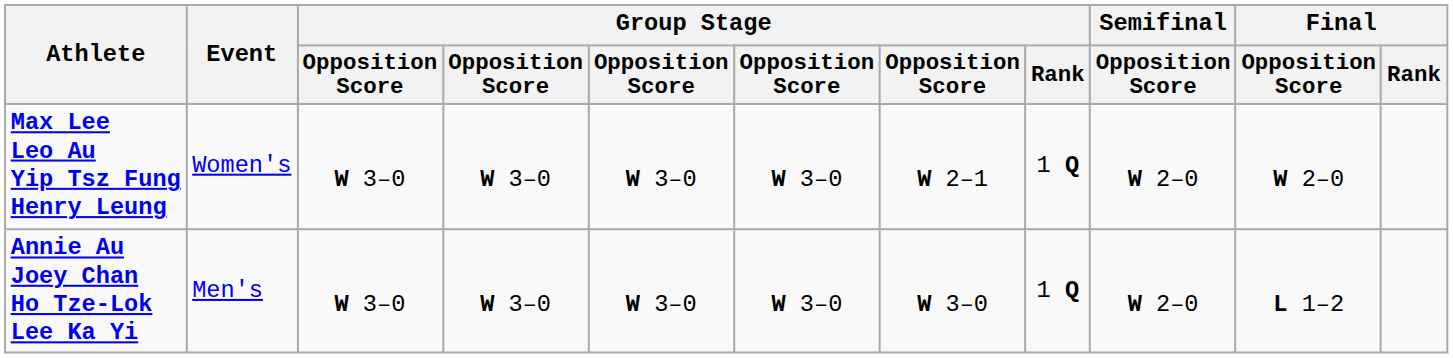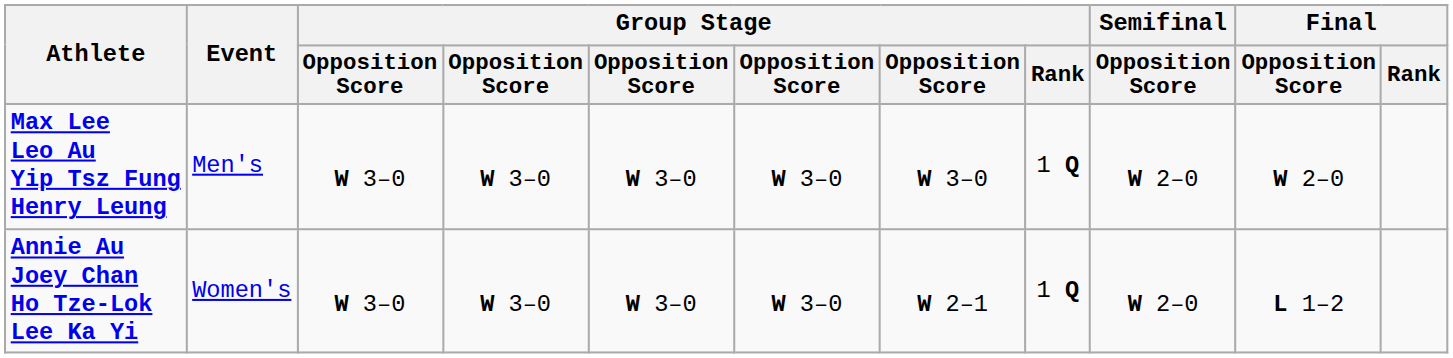(242, 166) Women's -> (228, 166) Men's
(953, 180) W 2–1 -> (953, 180) W 3–0
(228, 291) Men's -> (242, 291) Women's
(953, 305) W 3–0 -> (953, 305) W 2–1
